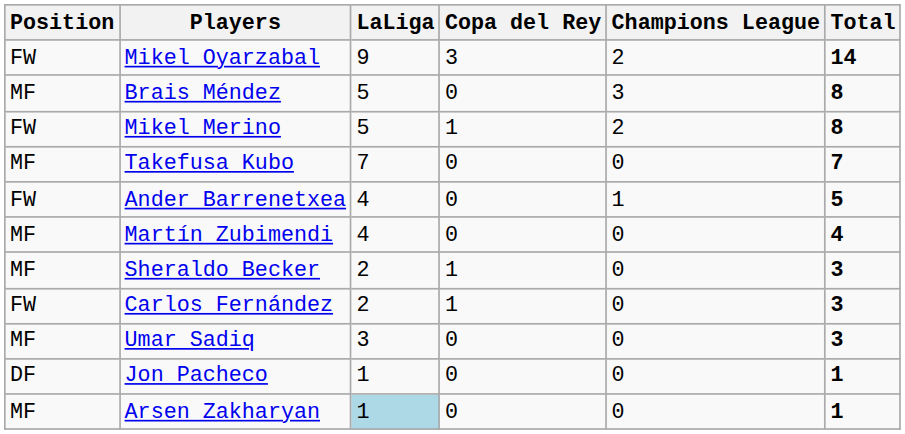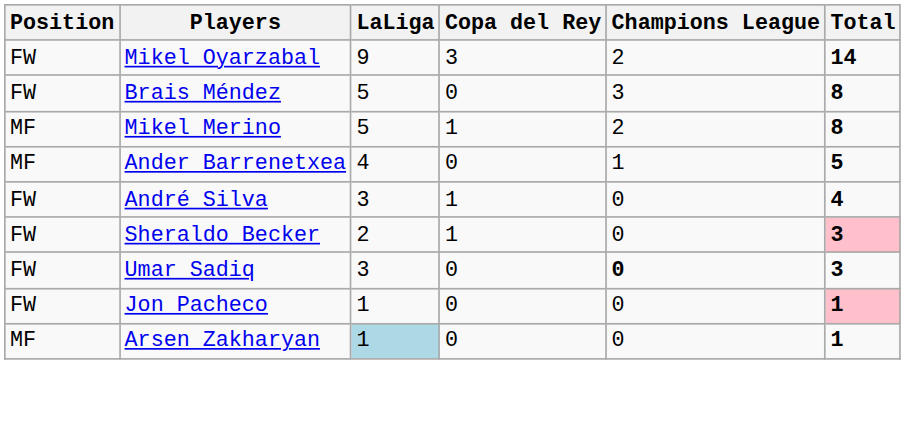(23, 93) MF -> (23, 93) FW
(23, 129) FW -> (23, 129) MF
- row: (209, 164)
(23, 199) FW -> (23, 164) MF
+ row: (196, 199)
- row: (229, 235)
(23, 270) MF -> (23, 235) FW
(837, 270) no background -> (837, 235) pink background
- row: (229, 306)
(23, 341) MF -> (23, 270) FW
(618, 341) normal -> (618, 270) bold
(23, 376) DF -> (23, 306) FW
(837, 376) no background -> (837, 306) pink background
